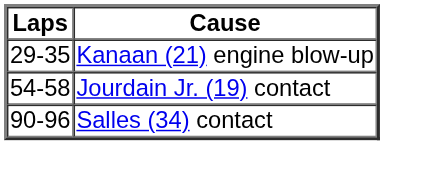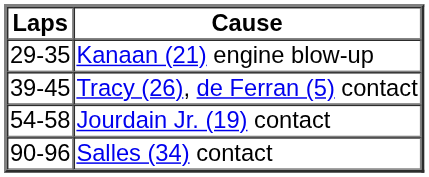+ row: (247, 88)
